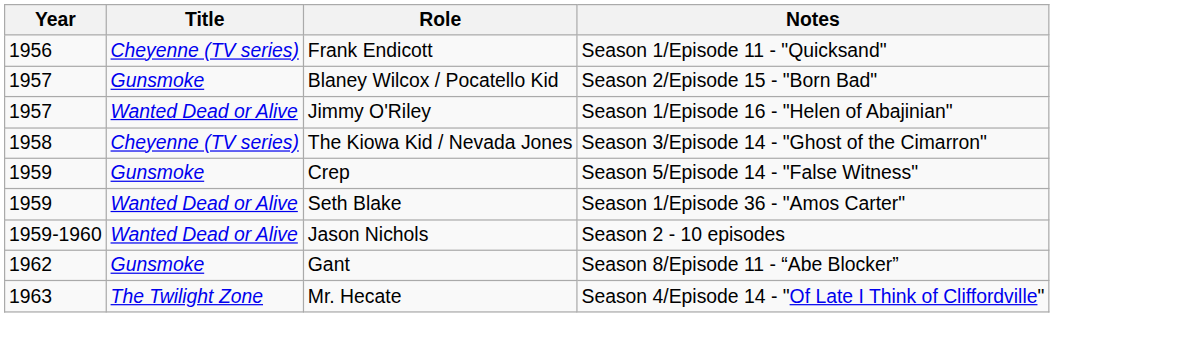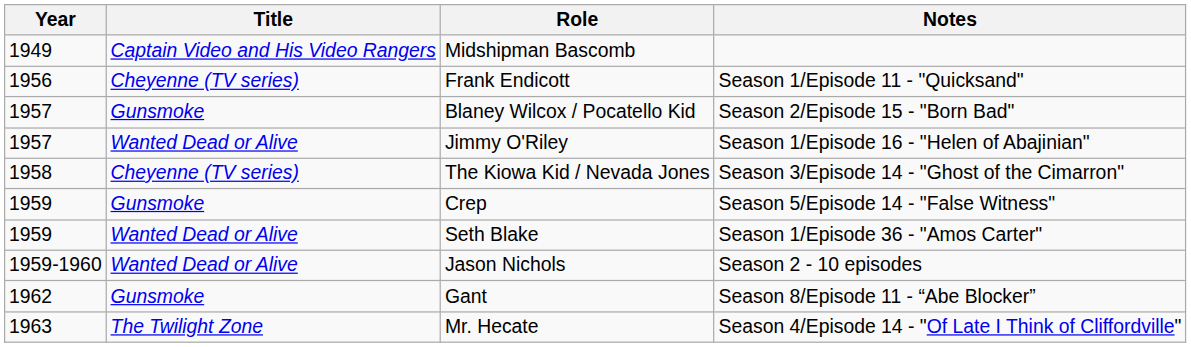+ row: (540, 50)
